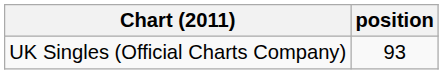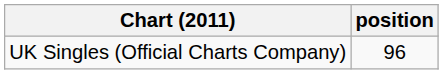(395, 52) 93 -> (395, 52) 96
